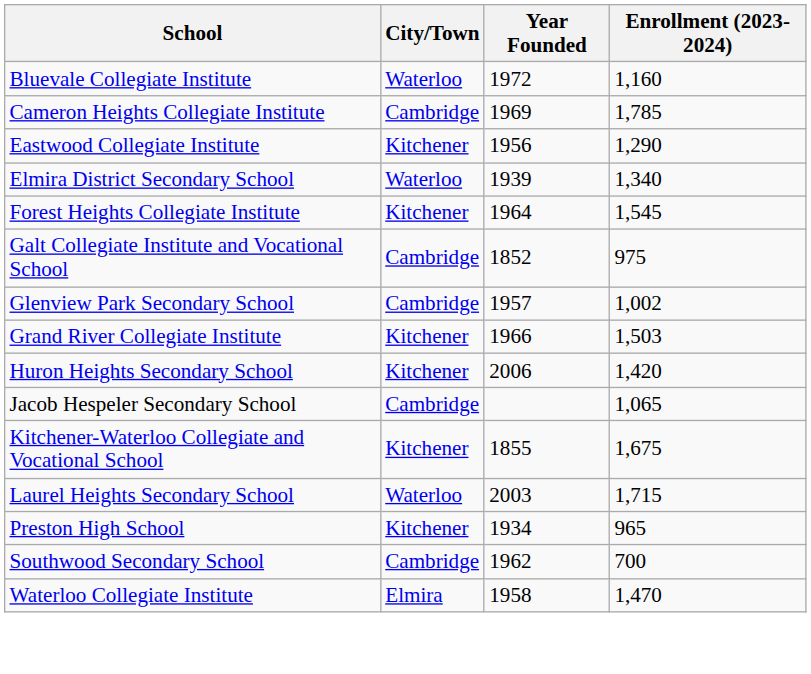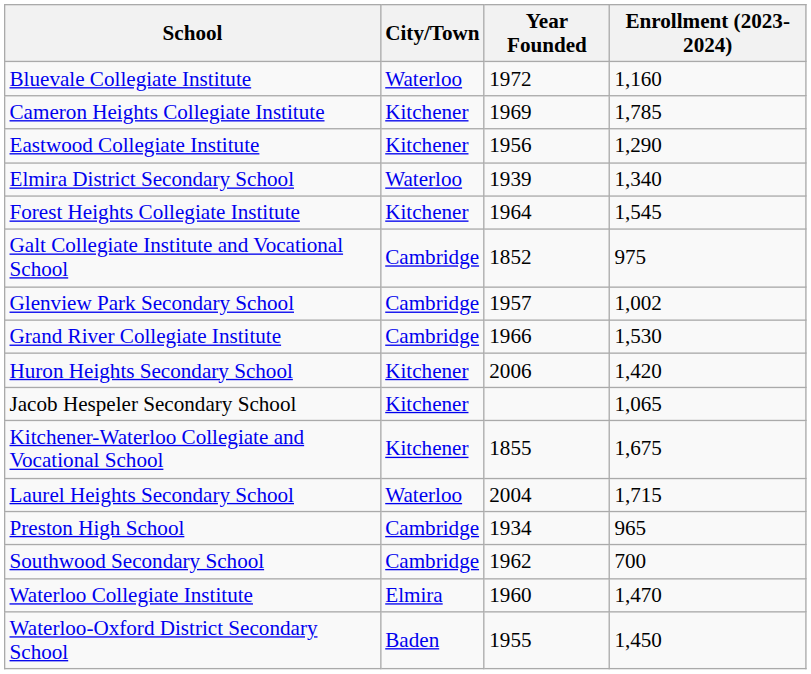(432, 111) Cambridge -> (427, 111) Kitchener
(427, 336) Kitchener -> (432, 336) Cambridge
(638, 336) 1,503 -> (638, 336) 1,530
(432, 403) Cambridge -> (427, 403) Kitchener
(510, 494) 2003 -> (510, 494) 2004
(427, 527) Kitchener -> (432, 527) Cambridge
(510, 594) 1958 -> (510, 594) 1960
+ row: (164, 640)
